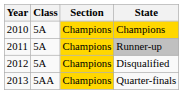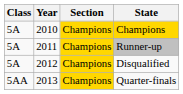columns swapped: (18, 13) <-> (45, 13)
